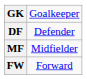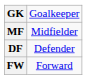rows swapped: (15, 31) <-> (15, 48)
